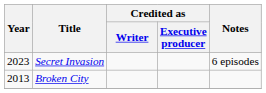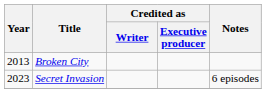rows swapped: (62, 79) <-> (70, 61)
